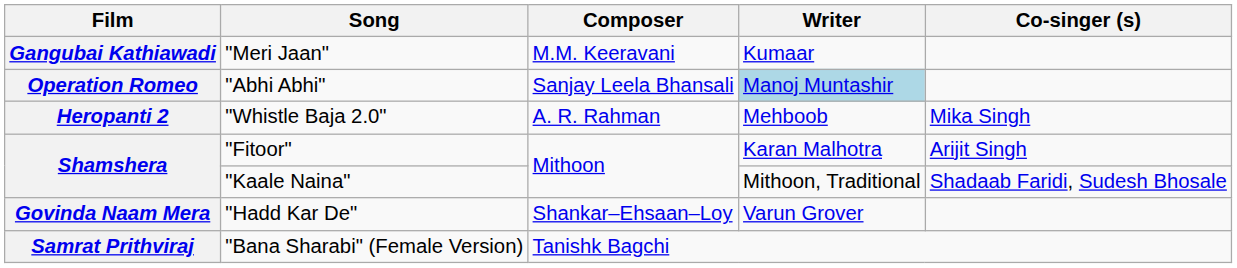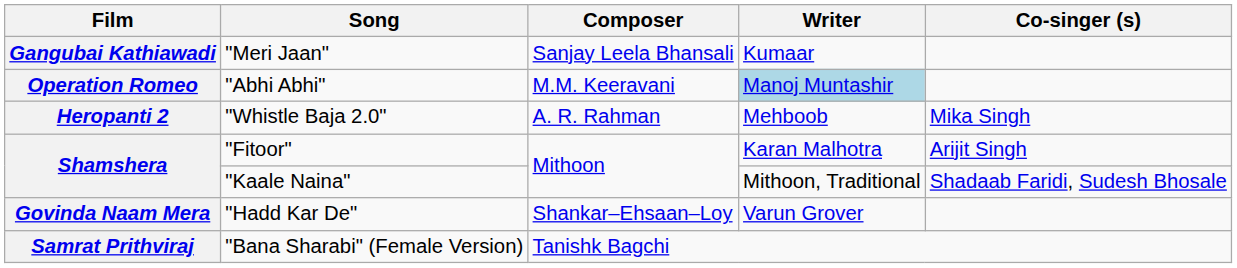(604, 52) M.M. Keeravani -> (633, 52) Sanjay Leela Bhansali
(633, 85) Sanjay Leela Bhansali -> (604, 85) M.M. Keeravani
